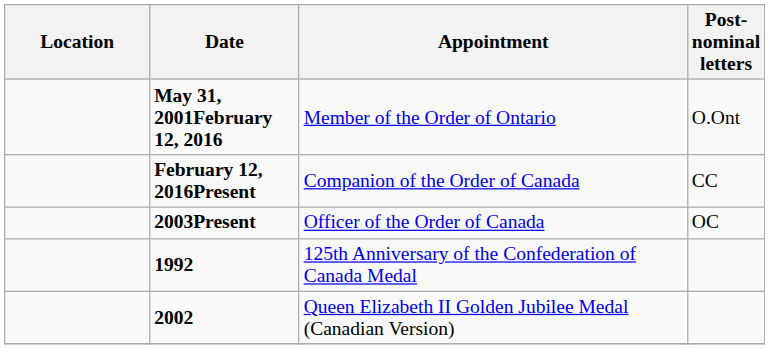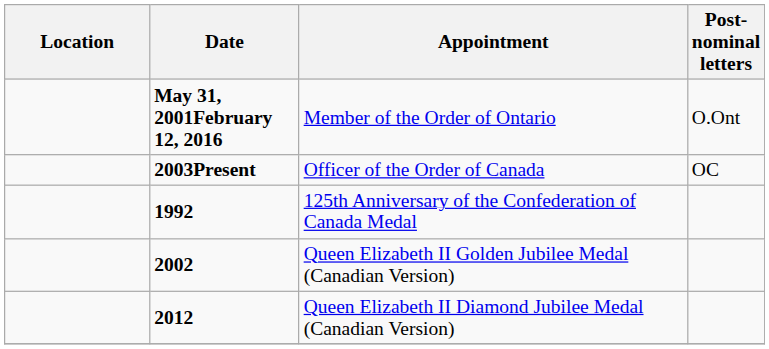- row: (208, 180)
+ row: (174, 317)
